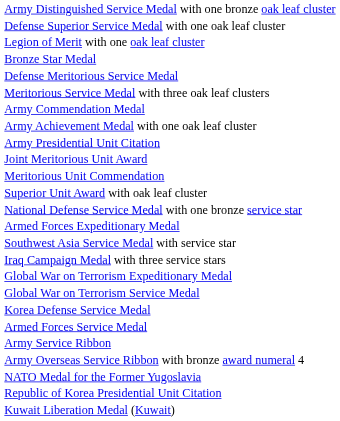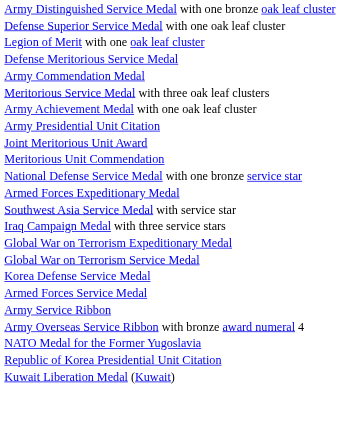- row: (50, 59)
rows swapped: (137, 92) <-> (75, 109)
- row: (106, 193)
